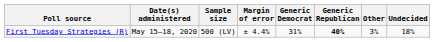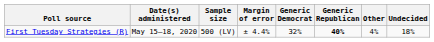(295, 31) 31% -> (295, 31) 32%
(374, 31) 3% -> (374, 31) 4%
